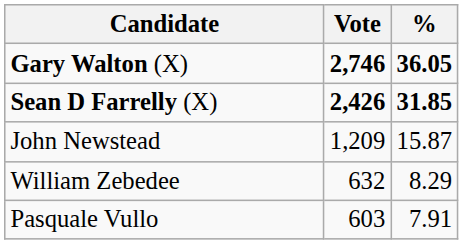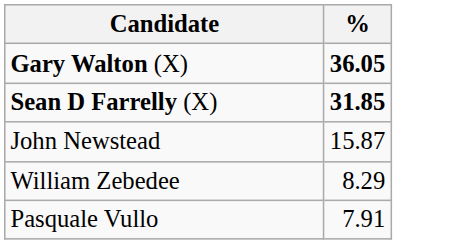- column: (358, 24)
